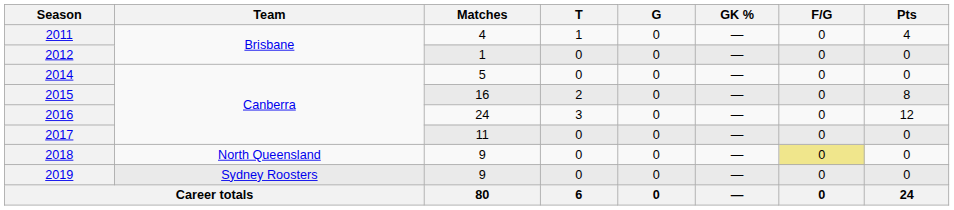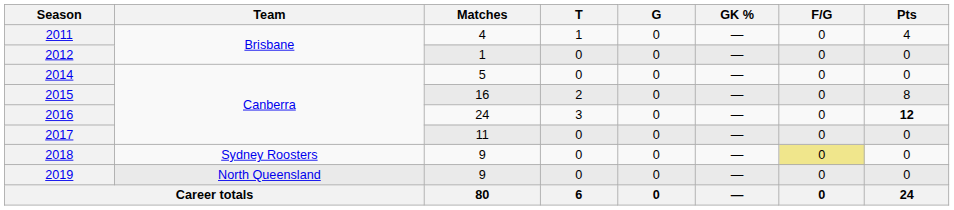(907, 115) normal -> (907, 115) bold
(269, 155) North Queensland -> (269, 155) Sydney Roosters
(269, 175) Sydney Roosters -> (269, 175) North Queensland
